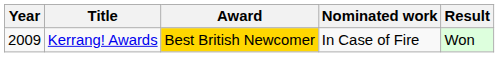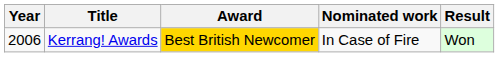(24, 39) 2009 -> (24, 39) 2006
